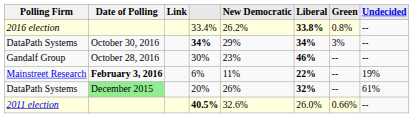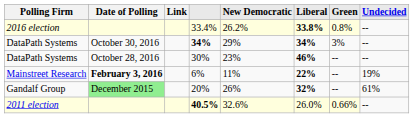(36, 58) Gandalf Group -> (42, 58) DataPath Systems
(42, 89) DataPath Systems -> (36, 89) Gandalf Group
